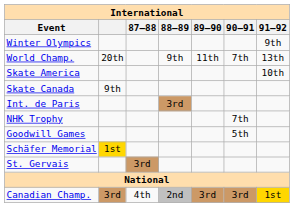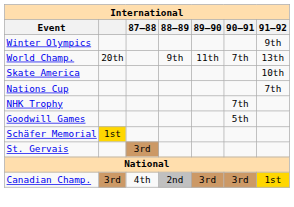- row: (40, 88)
- row: (43, 104)
+ row: (38, 88)
